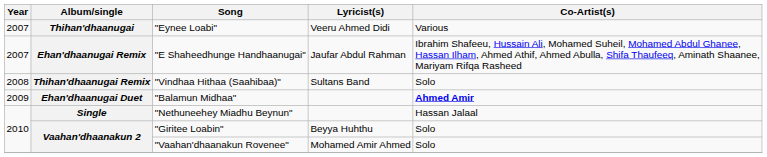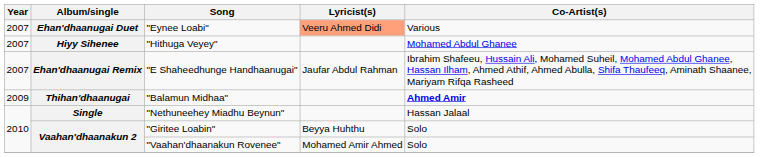(92, 28) Thihan'dhaanugai -> (88, 28) Ehan'dhaanugai Duet
(350, 28) no background -> (342, 28) lightsalmon background
+ row: (182, 43)
- row: (218, 81)
(92, 97) Ehan'dhaanugai Duet -> (88, 97) Thihan'dhaanugai
